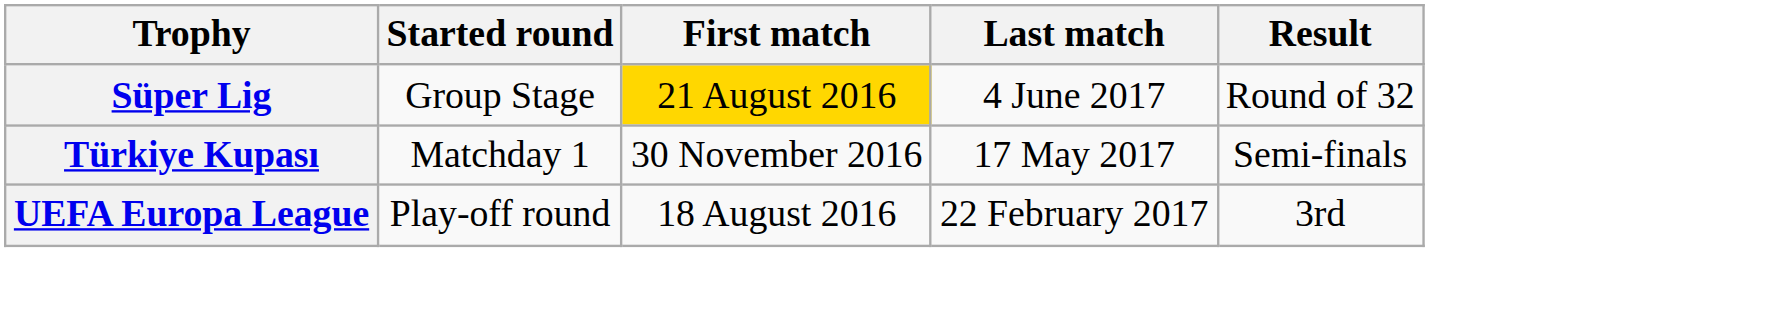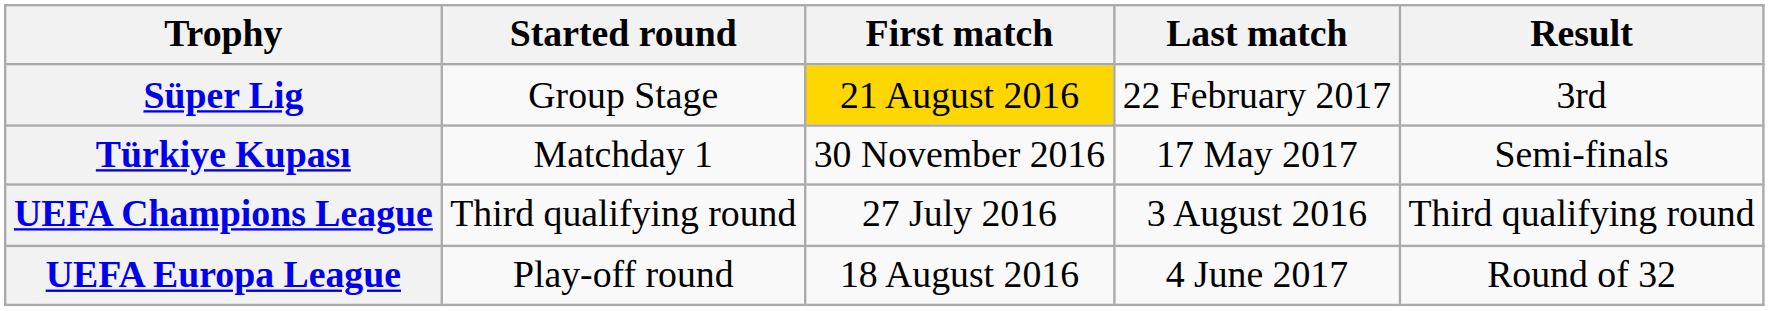(1074, 94) 4 June 2017 -> (1257, 94) 22 February 2017
(1320, 94) Round of 32 -> (1582, 94) 3rd
+ row: (223, 214)
(1074, 214) 22 February 2017 -> (1257, 273) 4 June 2017
(1320, 214) 3rd -> (1582, 273) Round of 32
